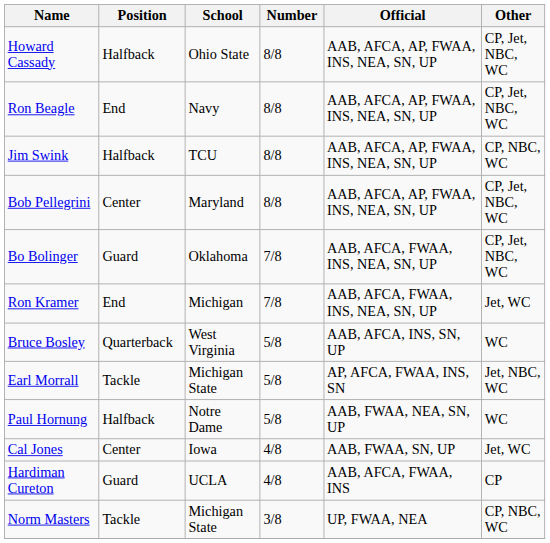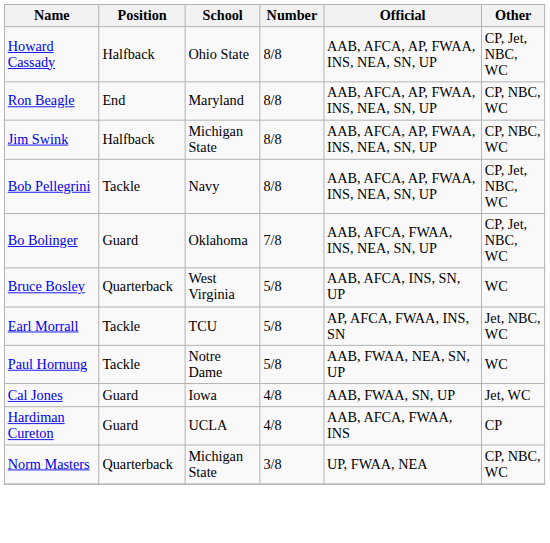(204, 109) Navy -> (216, 101) Maryland
(506, 109) CP, Jet, NBC, WC -> (513, 101) CP, NBC, WC
(203, 155) TCU -> (216, 139) Michigan State
(121, 202) Center -> (121, 186) Tackle
(216, 202) Maryland -> (204, 186) Navy
- row: (43, 303)
(216, 380) Michigan State -> (203, 326) TCU
(129, 419) Halfback -> (121, 364) Tackle
(121, 449) Center -> (120, 395) Guard
(121, 519) Tackle -> (138, 464) Quarterback
